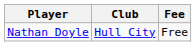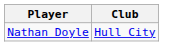- column: (175, 14)
